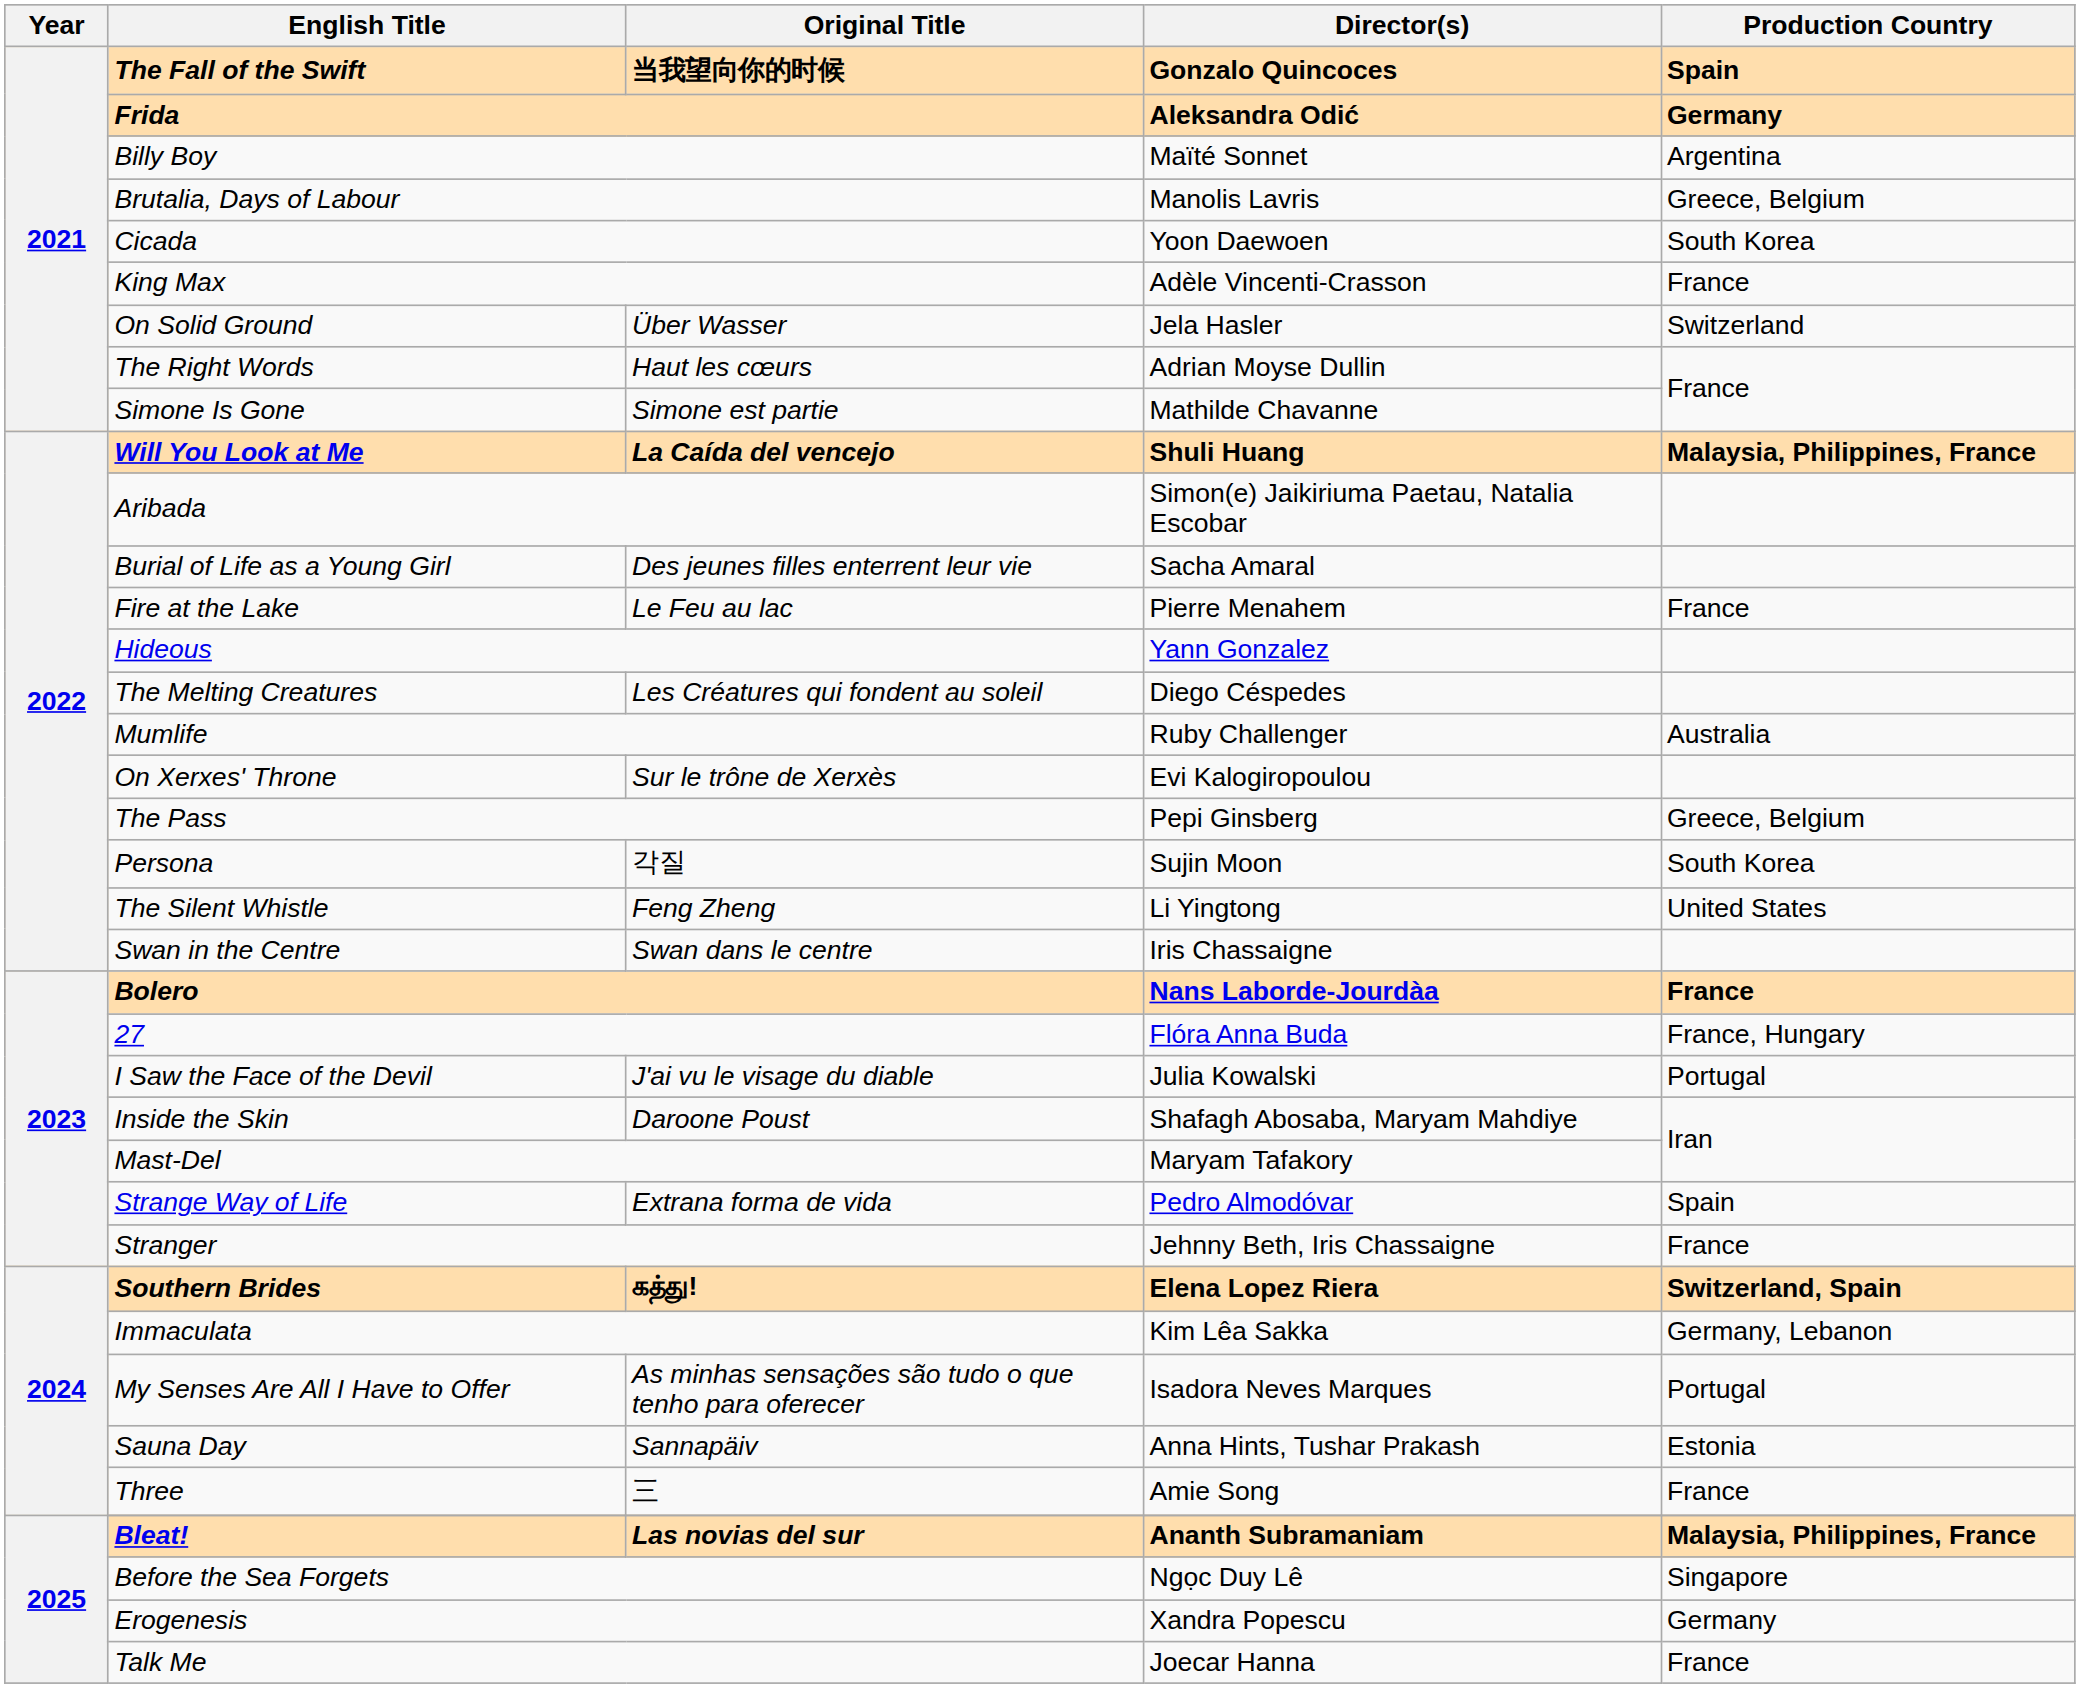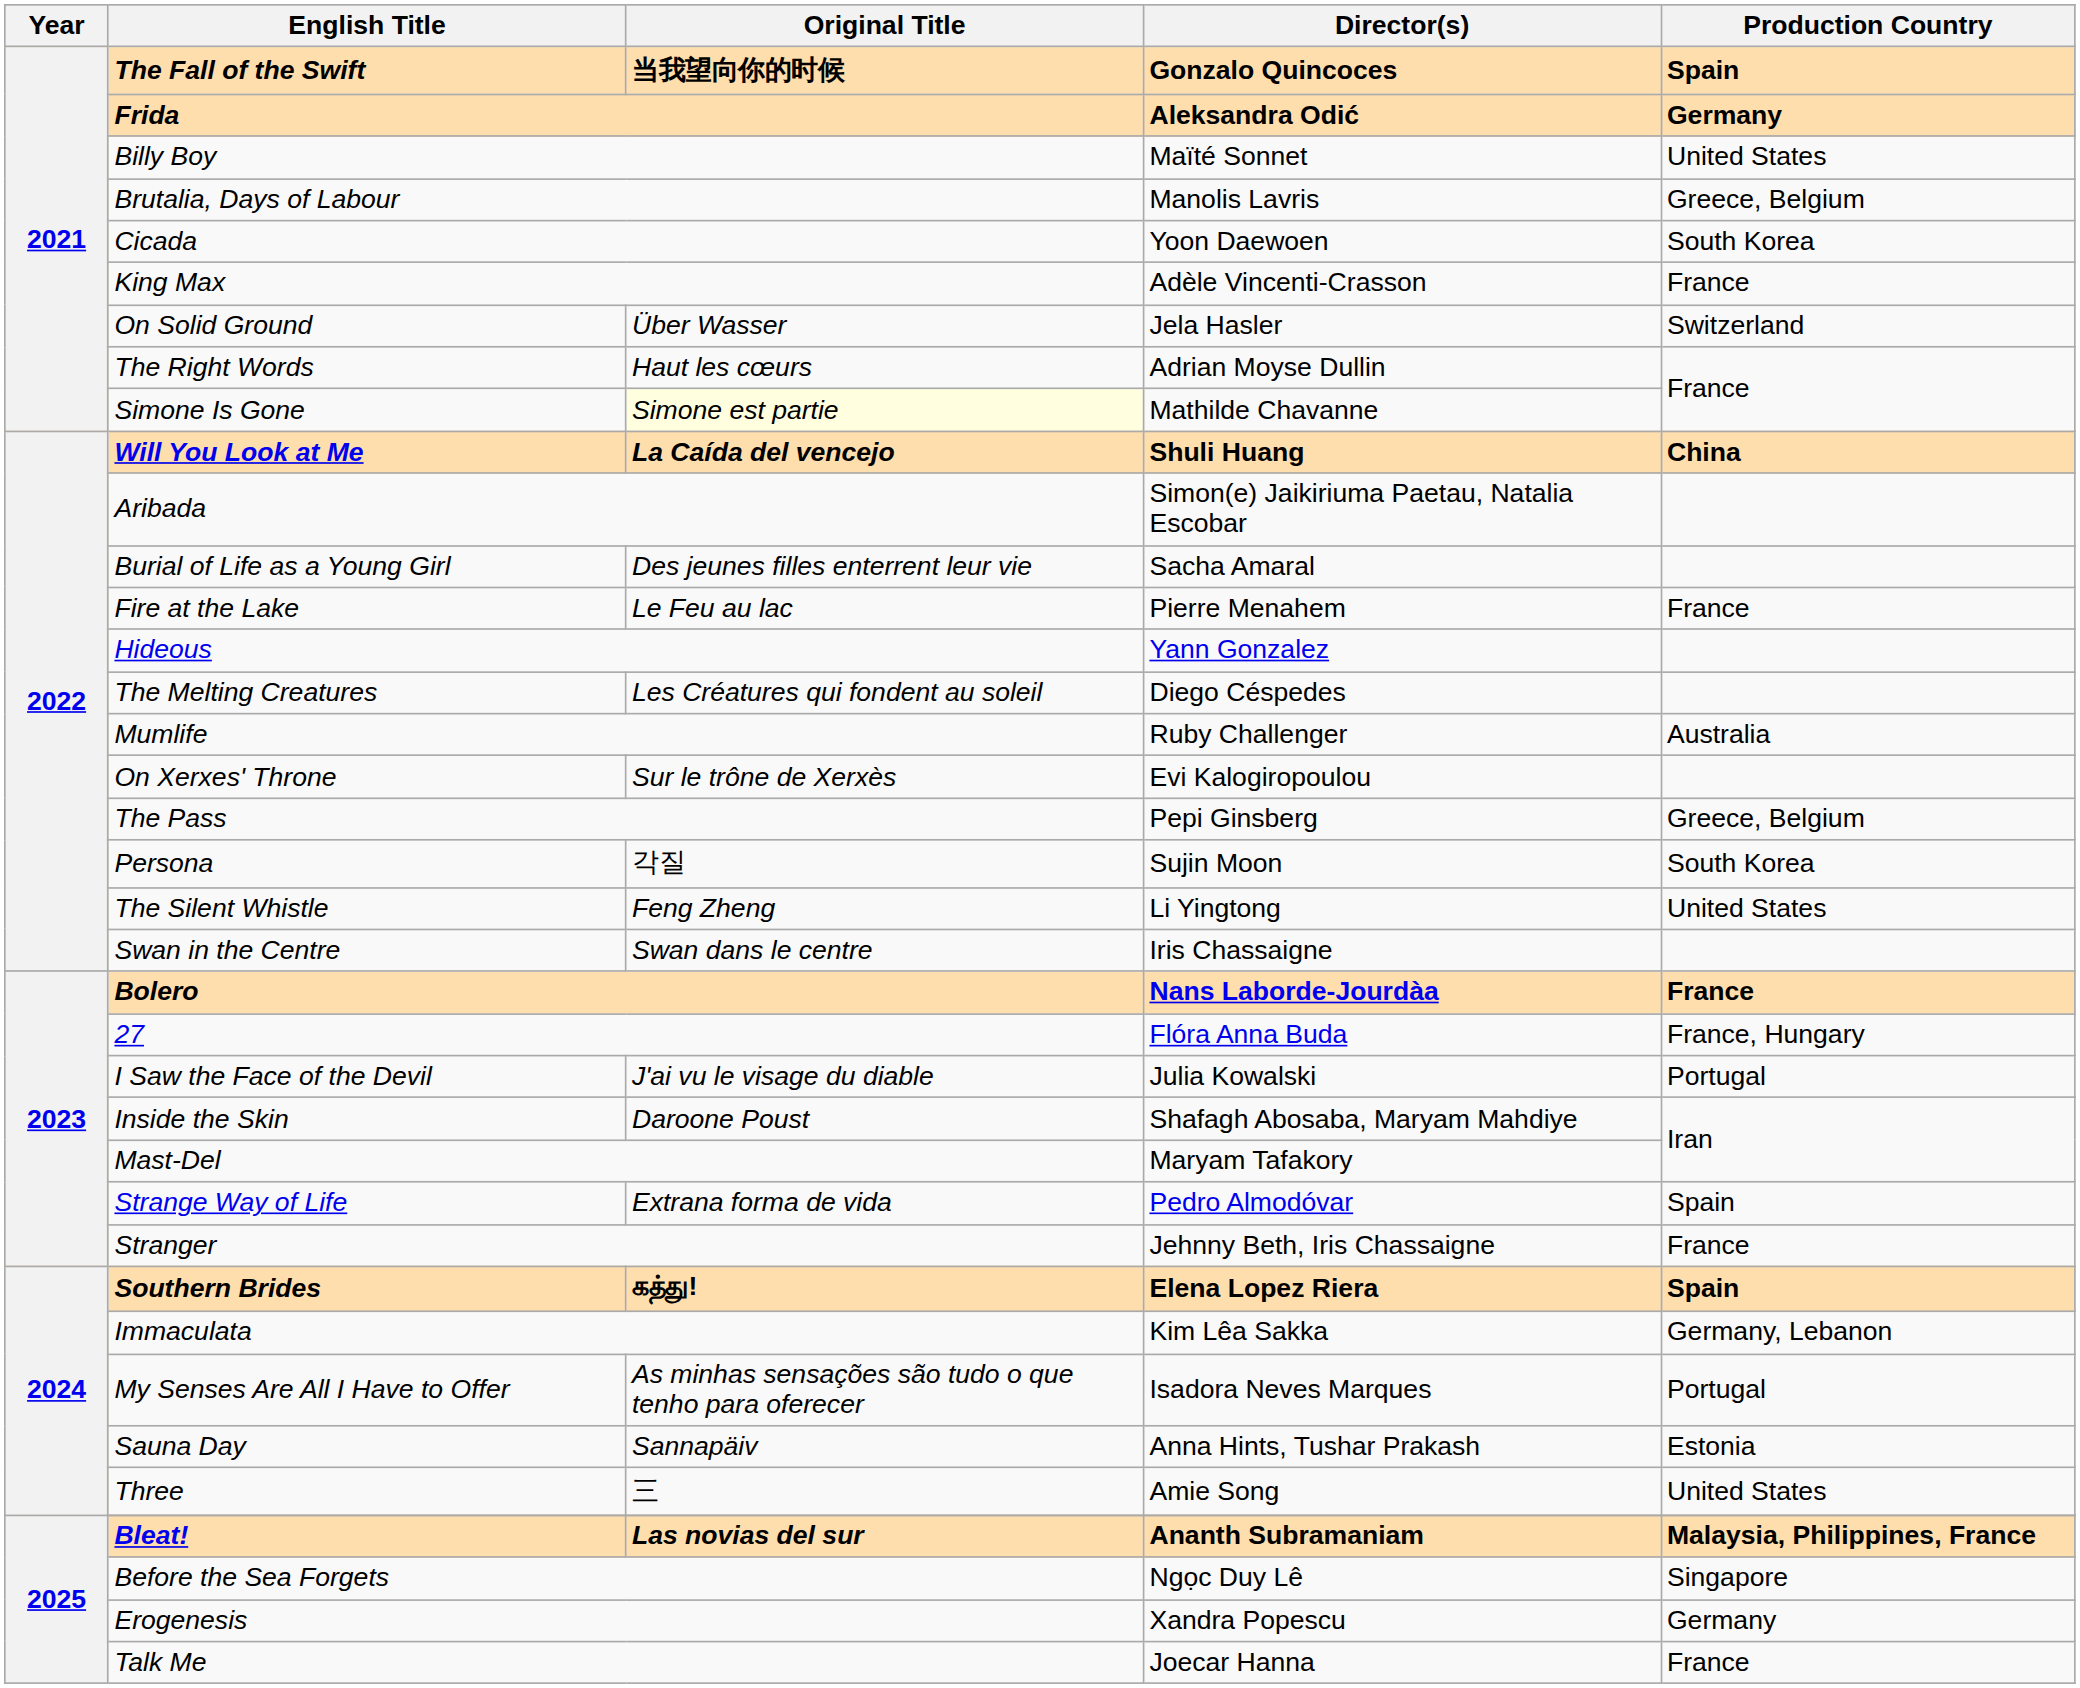(1724, 156) Argentina -> (1747, 156) United States
(735, 409) no background -> (735, 409) lightyellow background
(1851, 451) Malaysia, Philippines, France -> (1704, 451) China
(1784, 1288) Switzerland, Spain -> (1703, 1288) Spain
(1708, 1491) France -> (1747, 1491) United States
